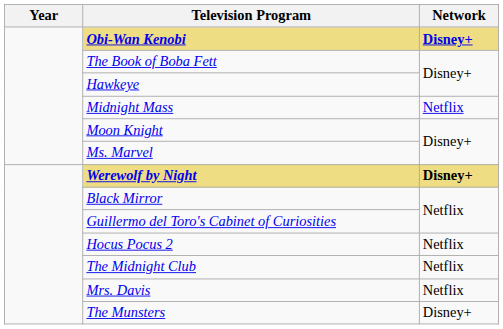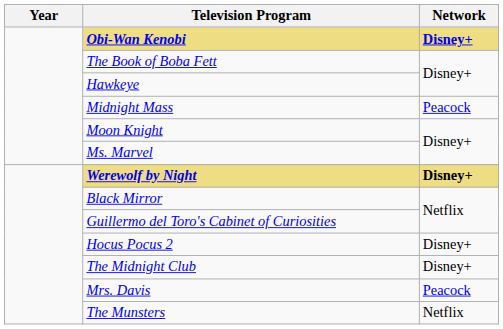(443, 107) Netflix -> (447, 107) Peacock
(443, 244) Netflix -> (447, 244) Disney+
(443, 267) Netflix -> (447, 267) Disney+
(443, 289) Netflix -> (447, 289) Peacock
(447, 312) Disney+ -> (443, 312) Netflix
